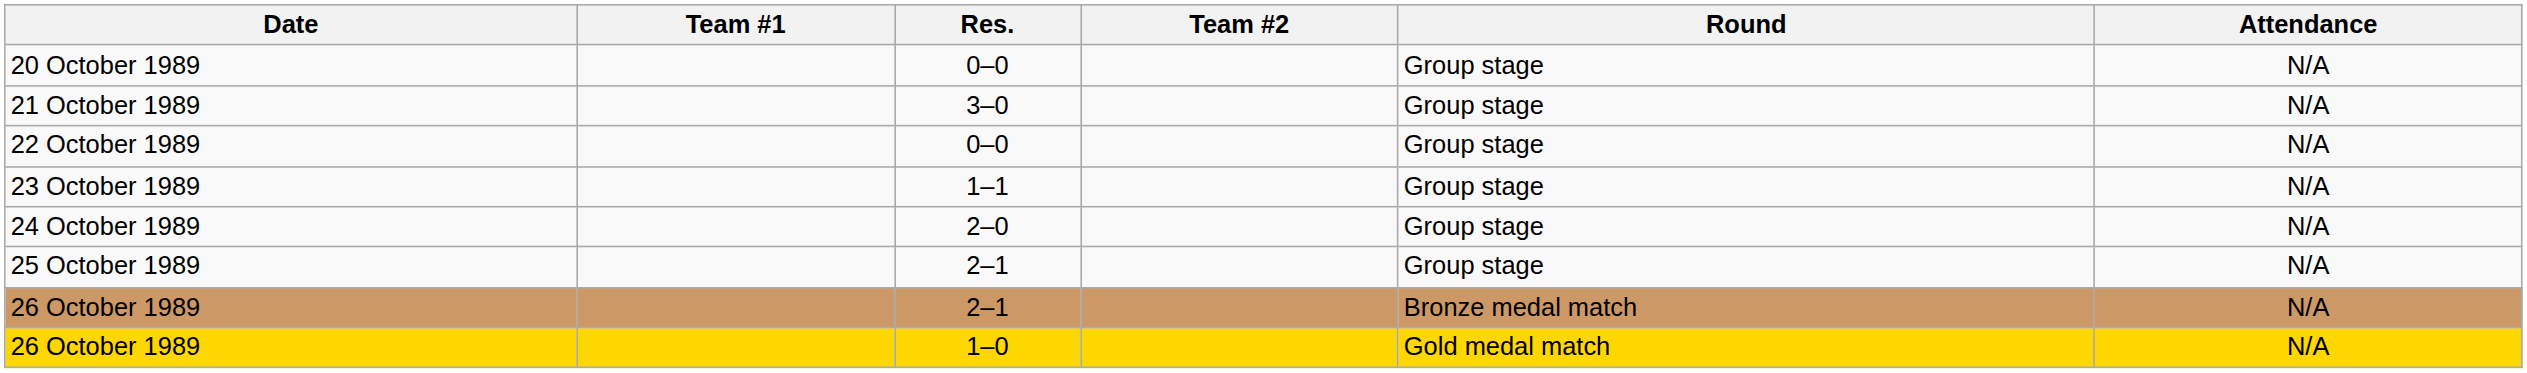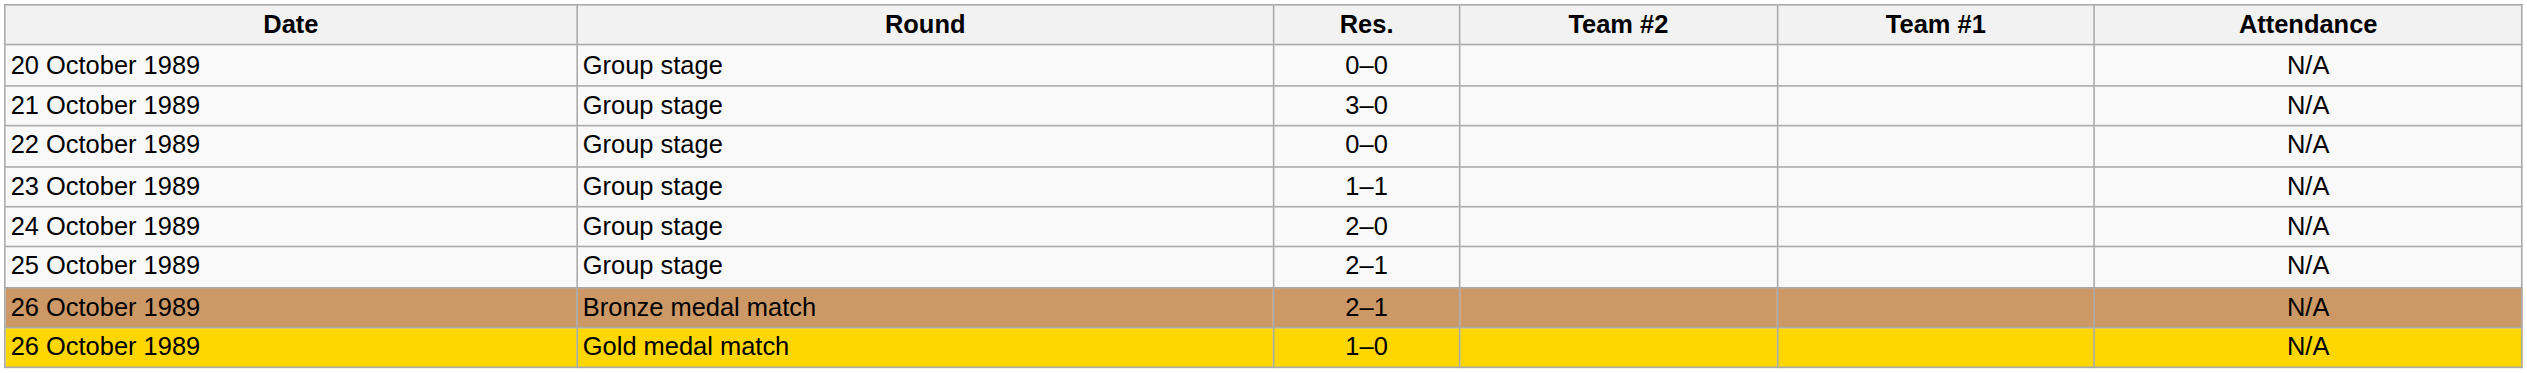columns swapped: (736, 24) <-> (1746, 24)
